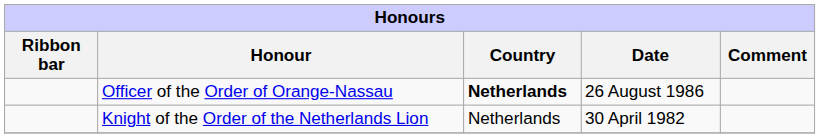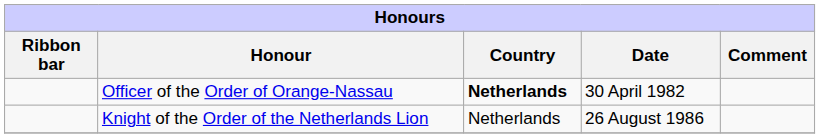(644, 91) 26 August 1986 -> (635, 91) 30 April 1982
(635, 118) 30 April 1982 -> (644, 118) 26 August 1986
